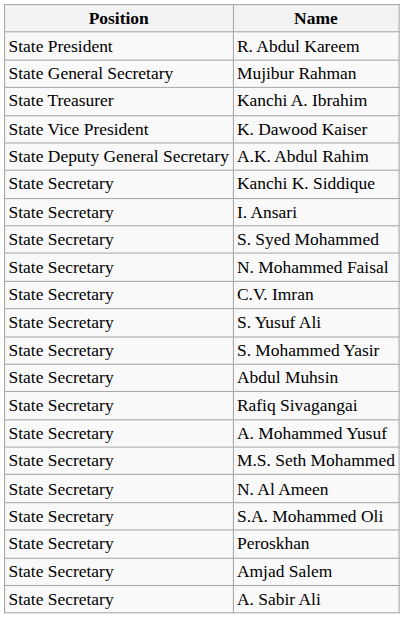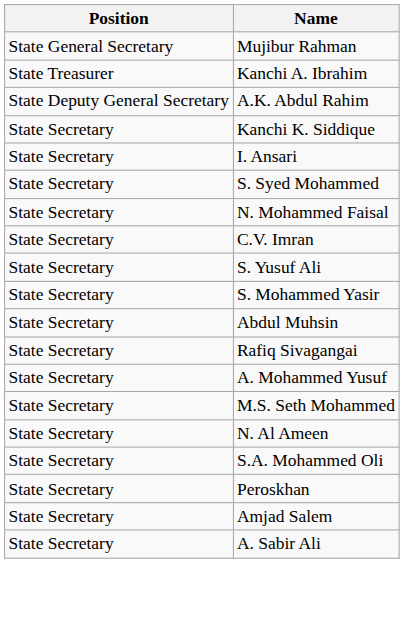- row: (298, 45)
- row: (302, 128)
